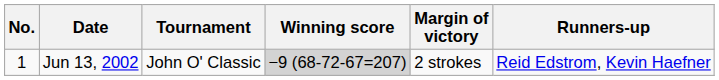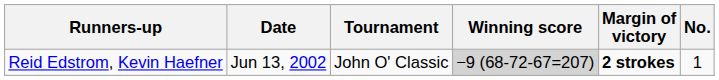columns swapped: (22, 27) <-> (604, 27)
(448, 63) normal -> (638, 63) bold
